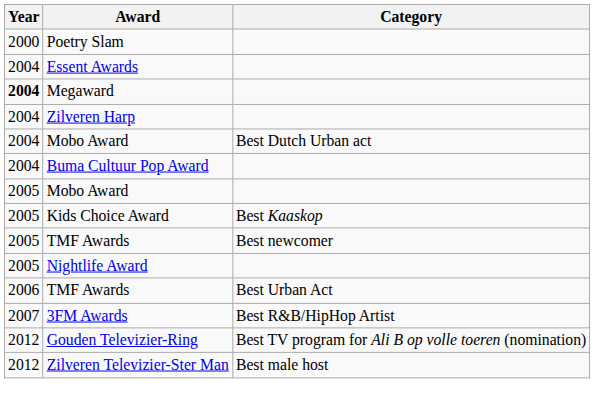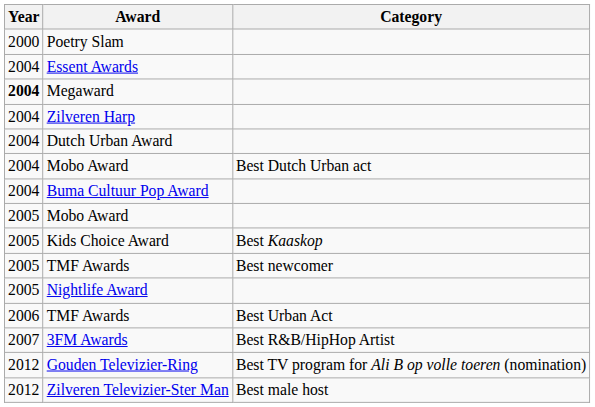+ row: (110, 141)
